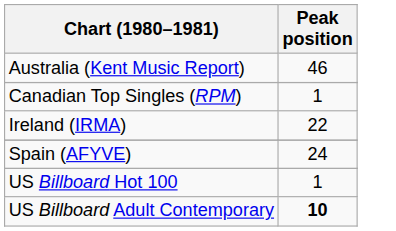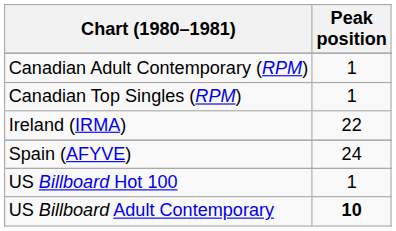- row: (127, 67)
+ row: (158, 67)
